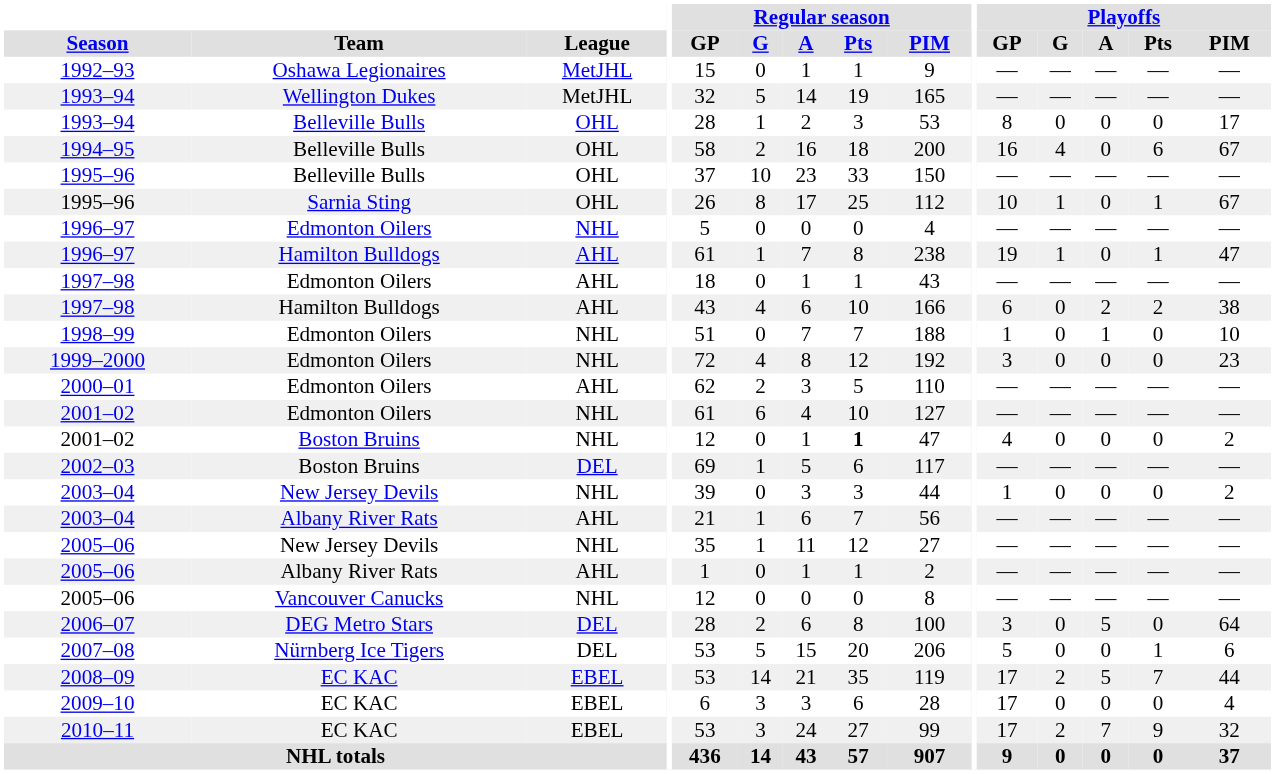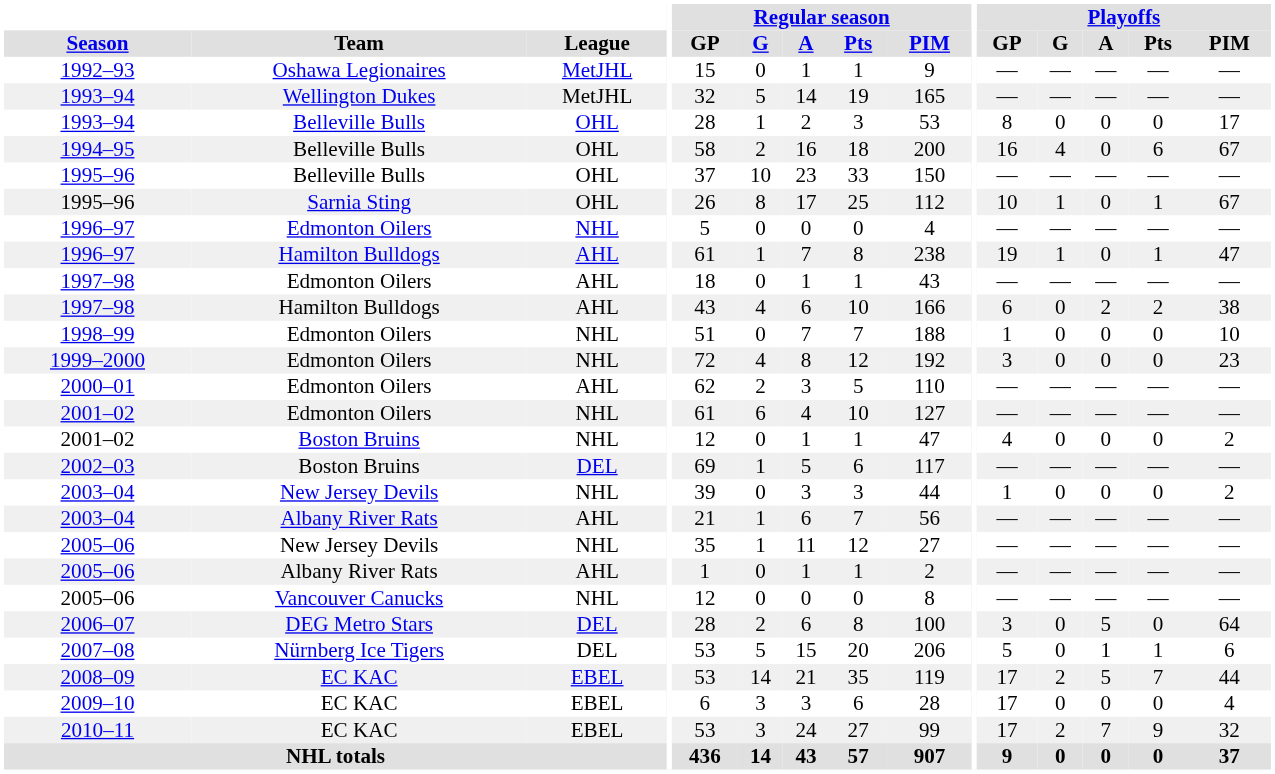(1106, 333) 1 -> (1106, 333) 0
(858, 439) bold -> (858, 439) normal
(1106, 650) 0 -> (1106, 650) 1
